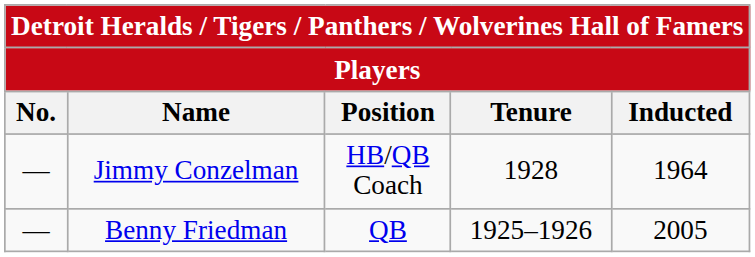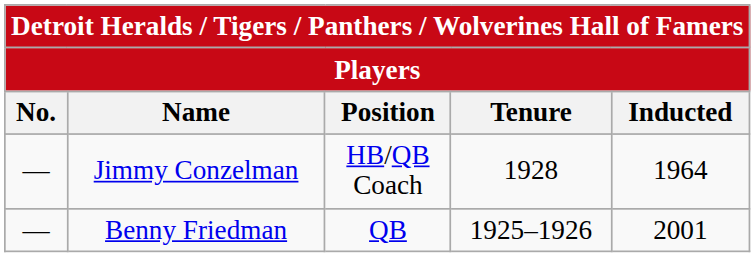(680, 229) 2005 -> (680, 229) 2001
